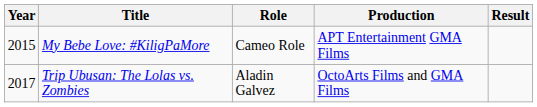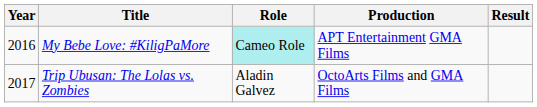(22, 45) 2015 -> (22, 45) 2016
(270, 45) no background -> (270, 45) paleturquoise background
